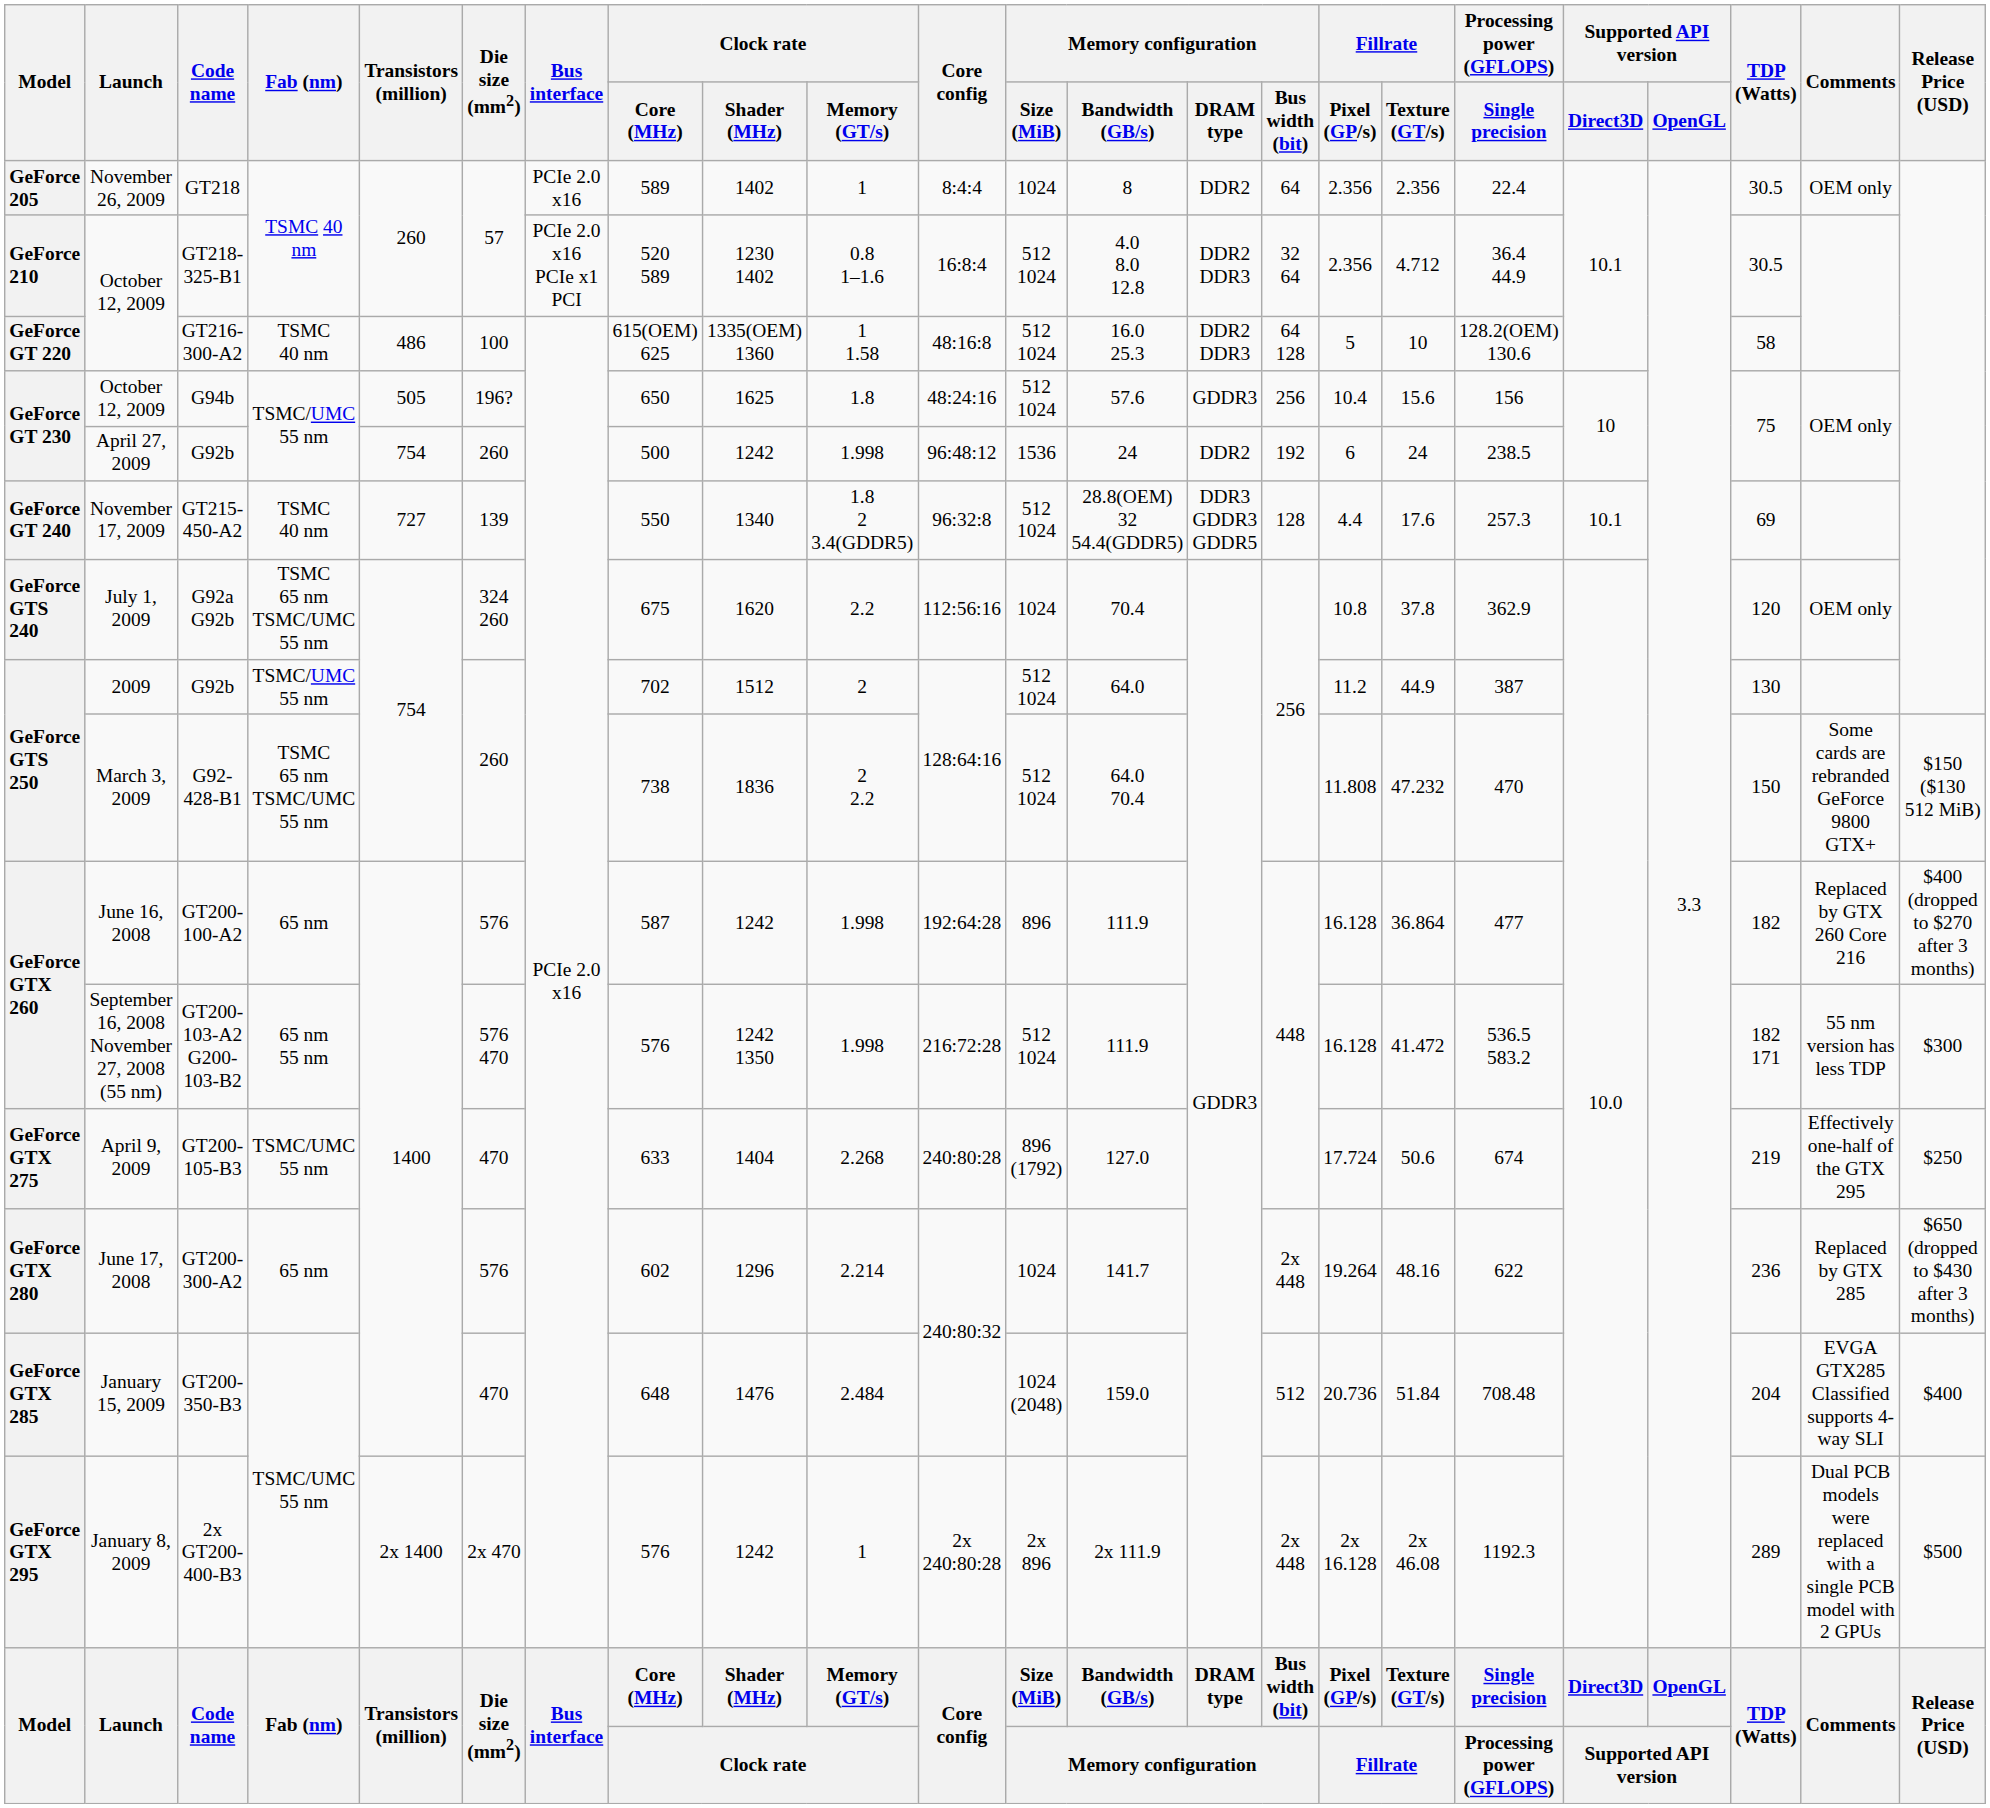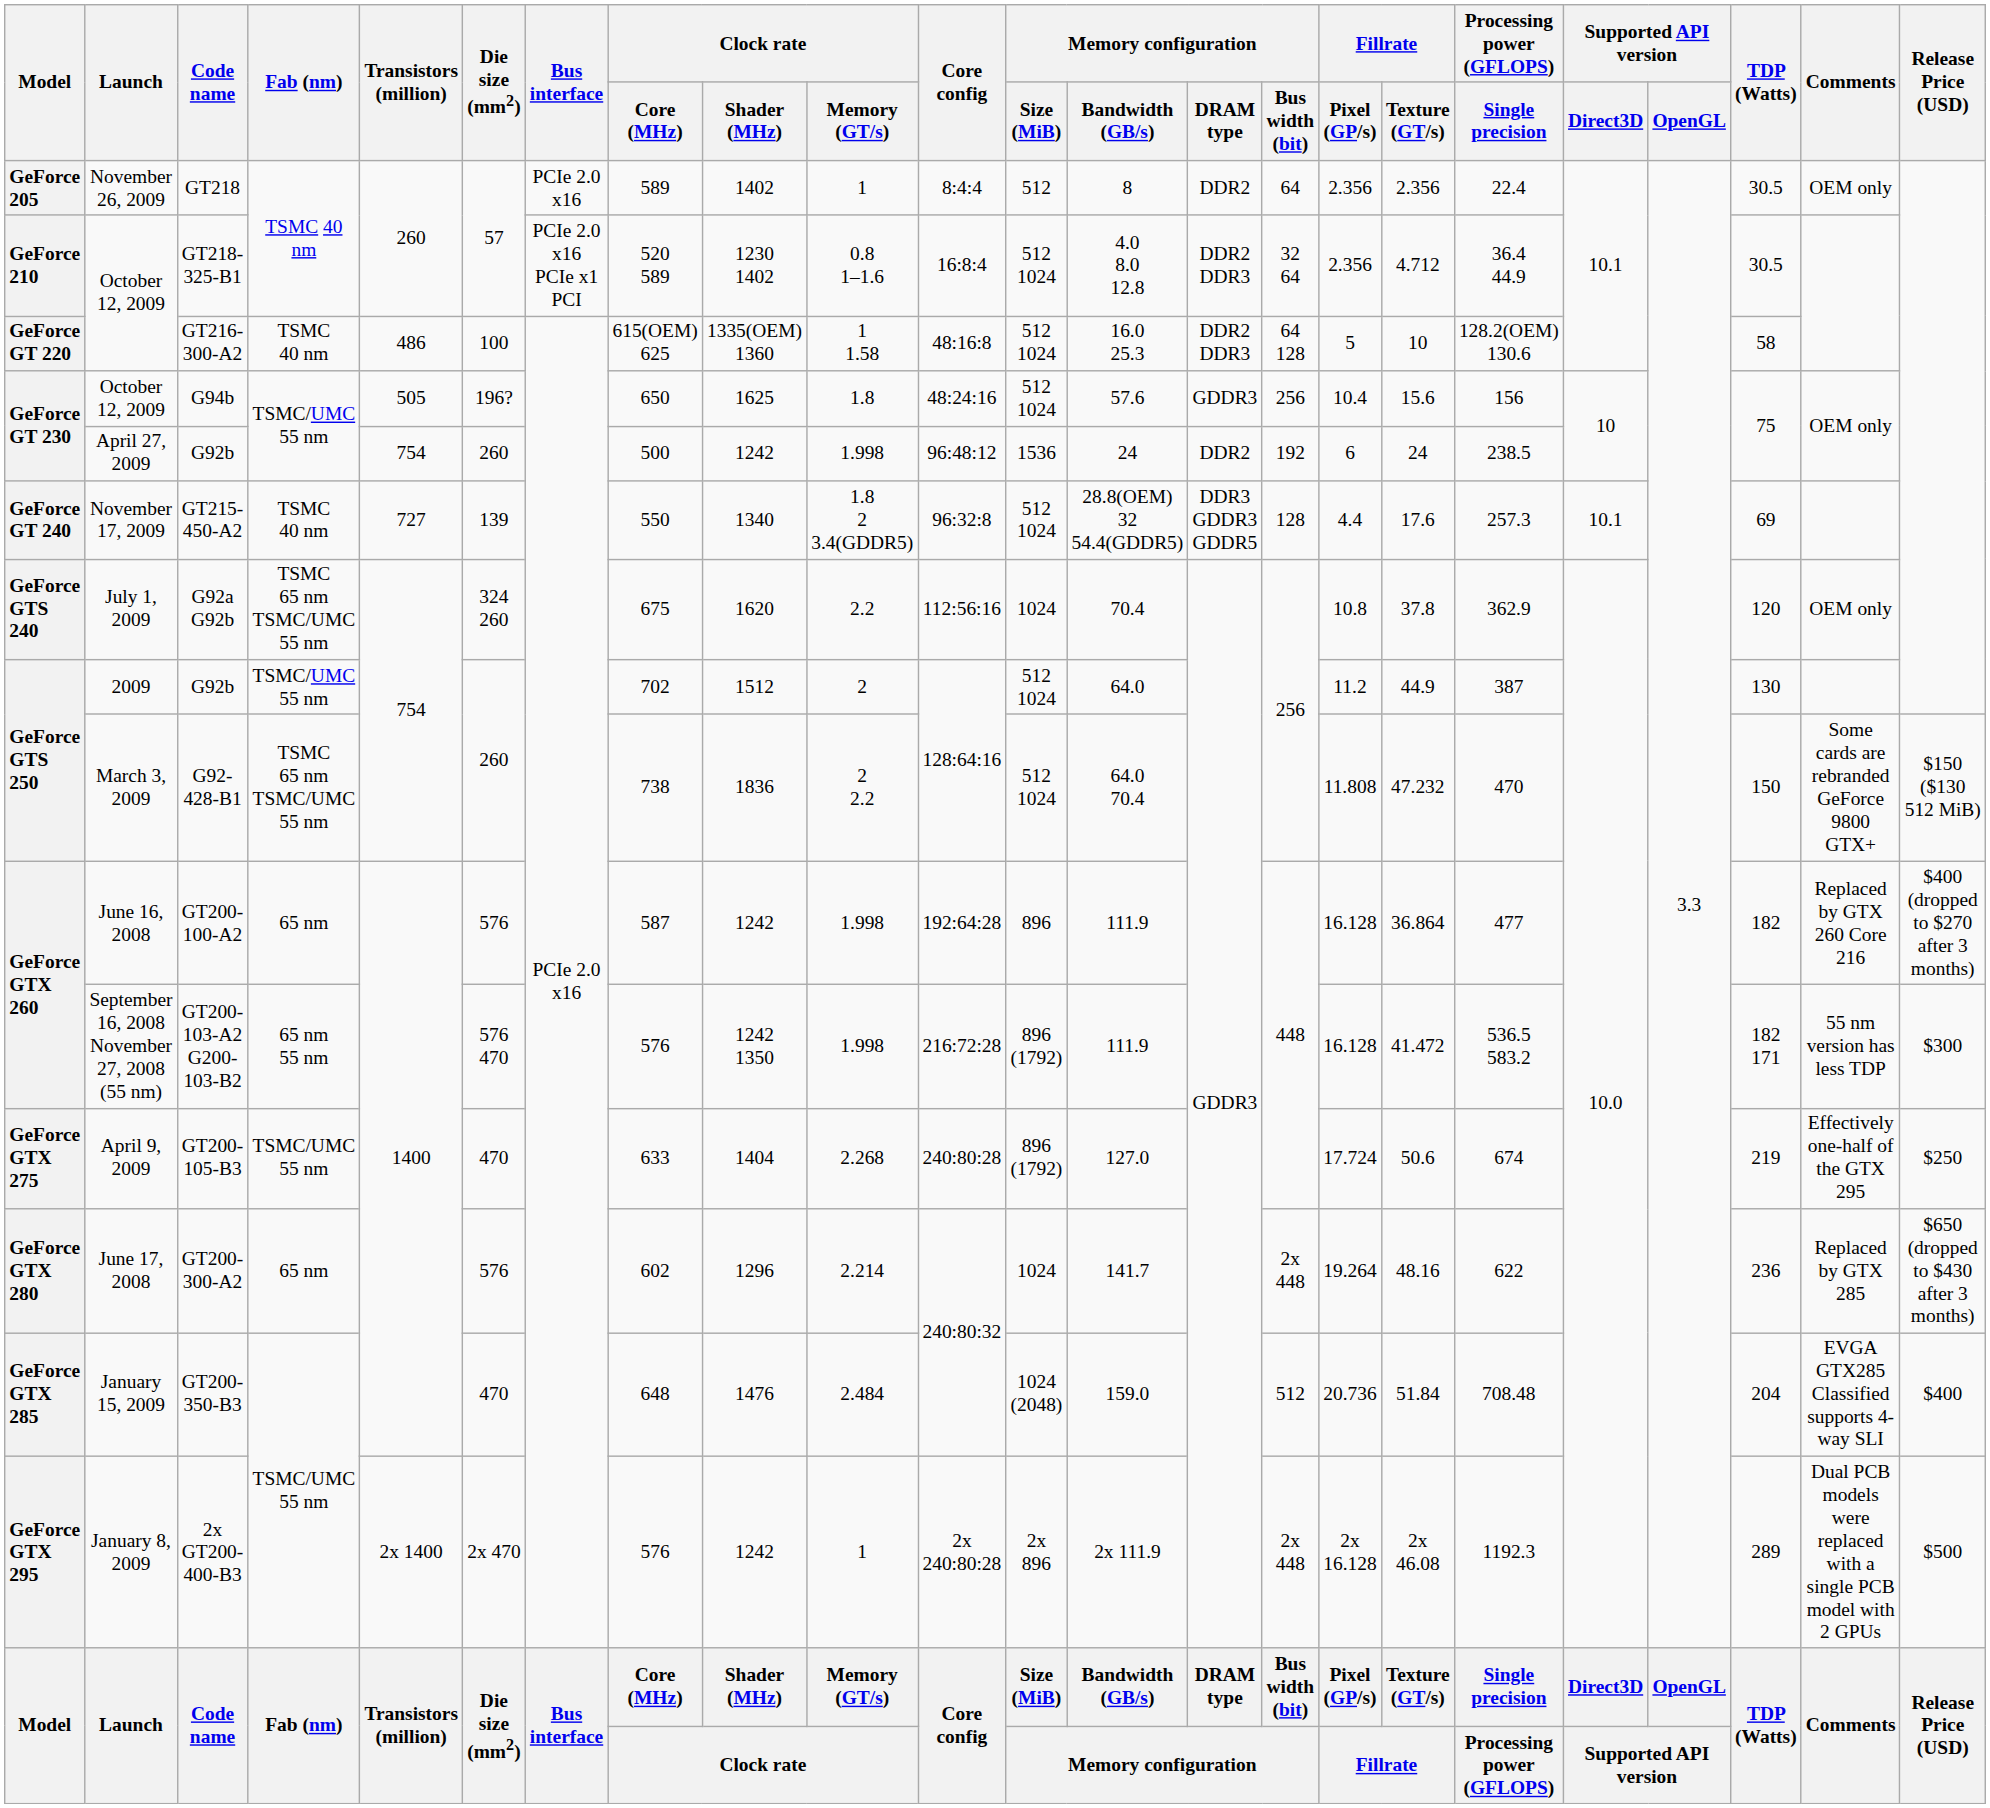(1036, 187) 1024 -> (1036, 187) 512
(1036, 1045) 512 1024 -> (1036, 1045) 896 (1792)
